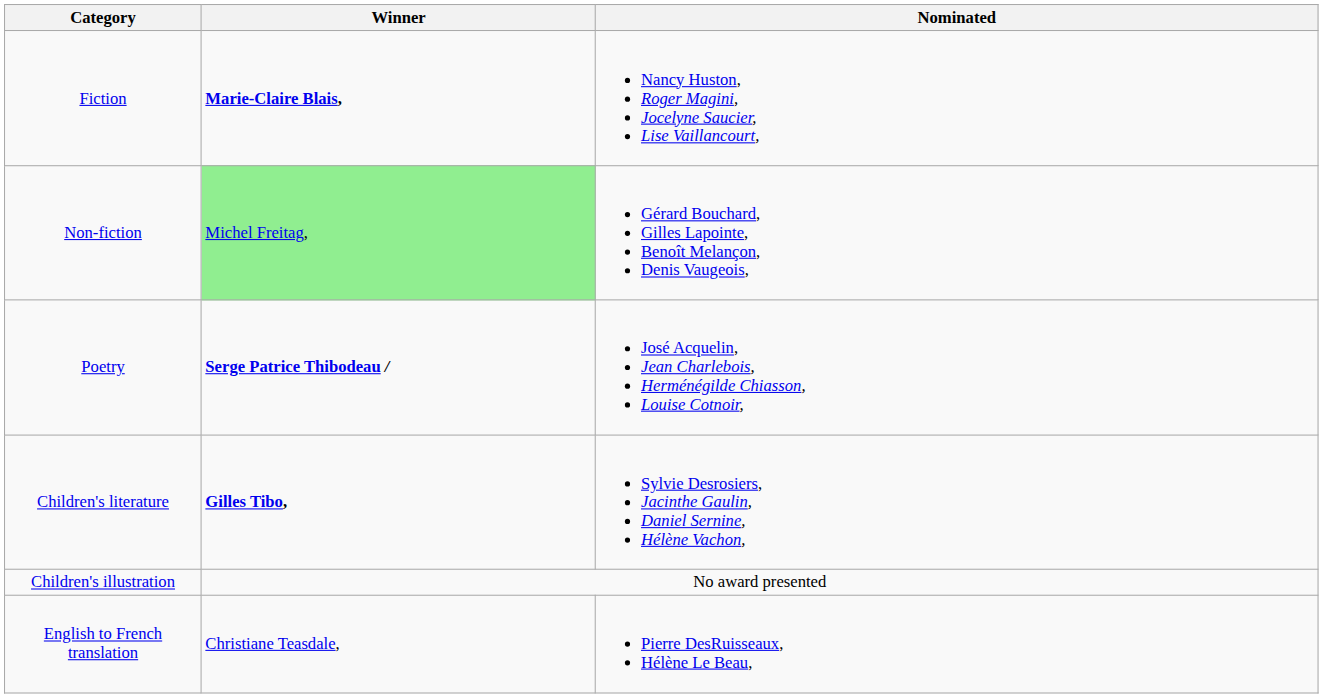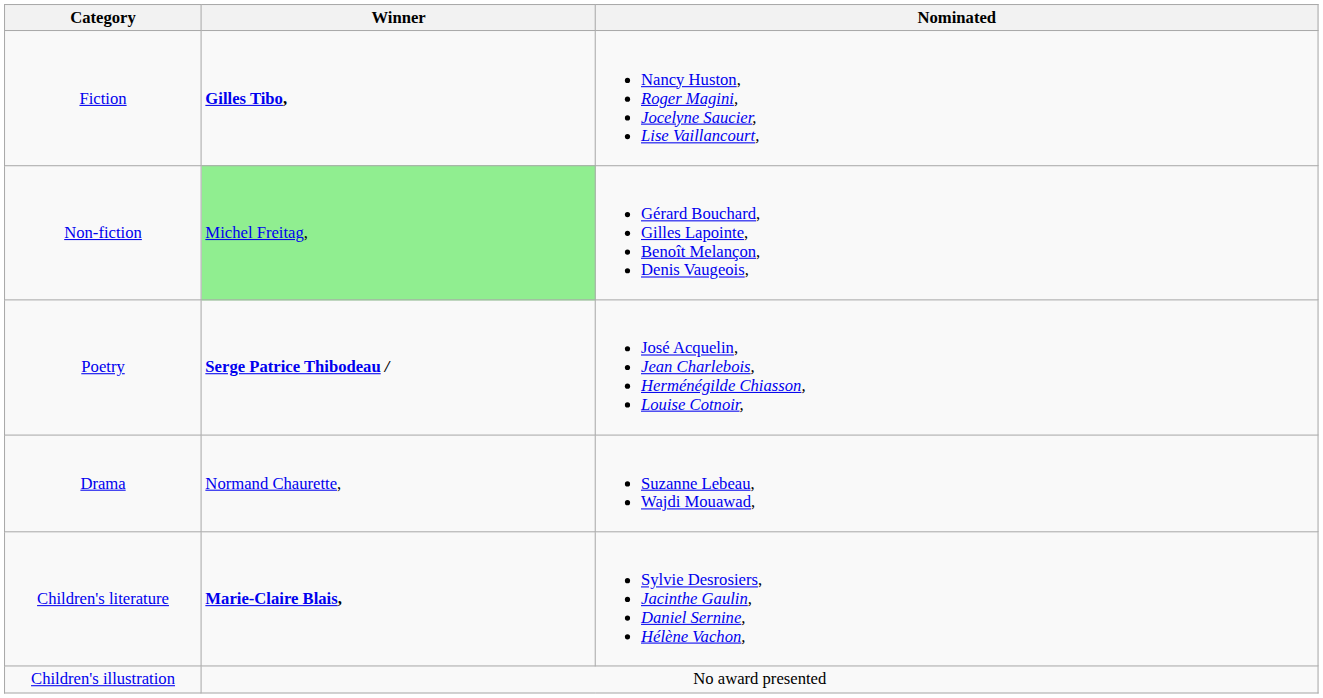(274, 98) Marie-Claire Blais, -> (246, 98) Gilles Tibo,
+ row: (103, 483)
(246, 501) Gilles Tibo, -> (274, 598) Marie-Claire Blais,
- row: (103, 644)
